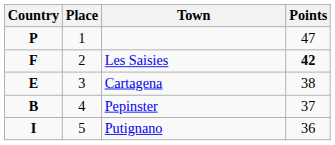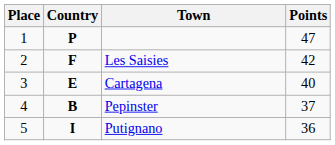columns swapped: (82, 15) <-> (33, 15)
(308, 60) bold -> (308, 60) normal
(308, 83) 38 -> (308, 83) 40
